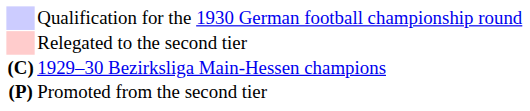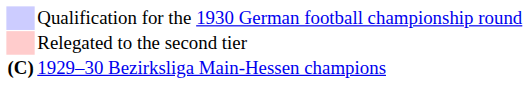- row: (152, 92)
